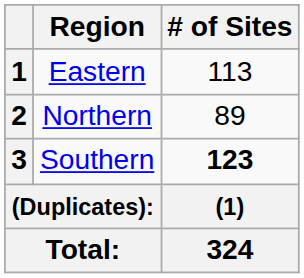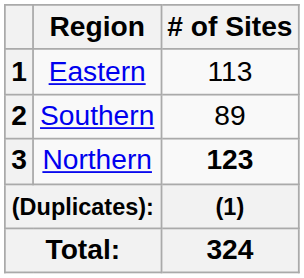(97, 116) Northern -> (97, 116) Southern
(97, 160) Southern -> (97, 160) Northern
